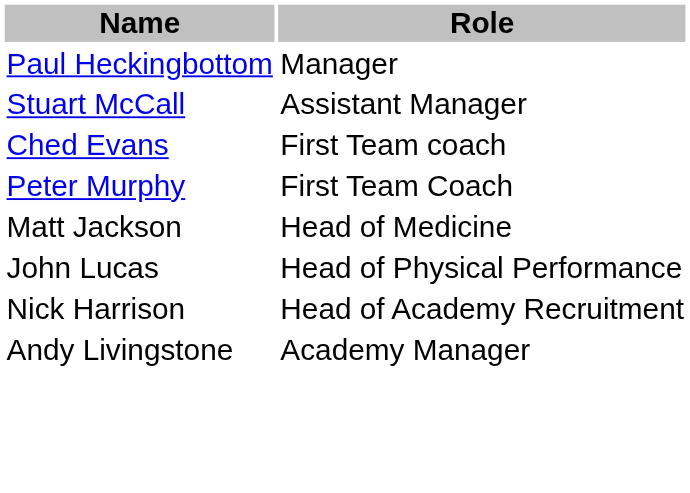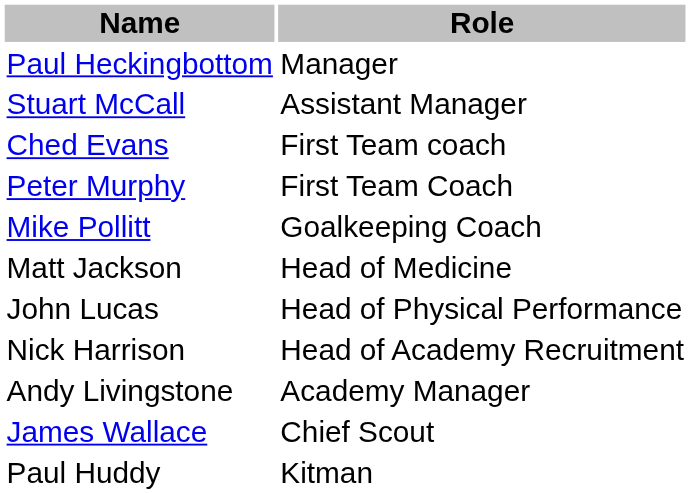+ row: (79, 227)
+ row: (107, 432)
+ row: (84, 473)
